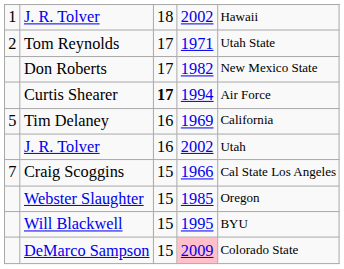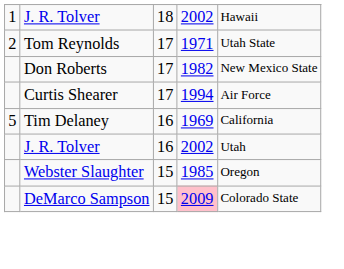(165, 95) bold -> (165, 95) normal
- row: (12, 172)
- row: (12, 225)
